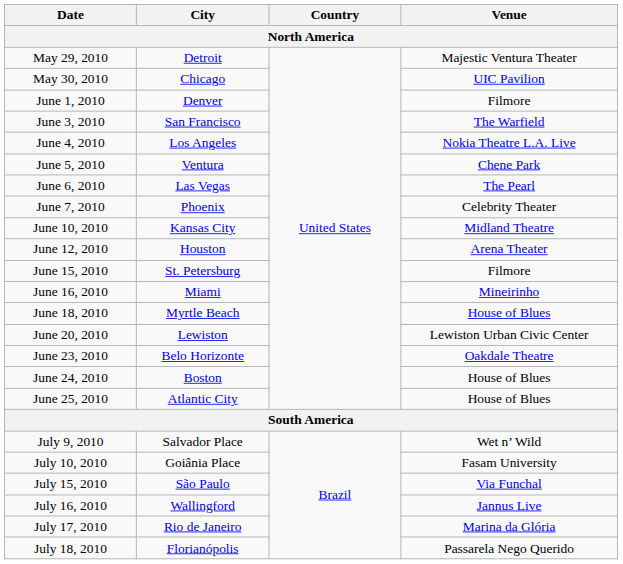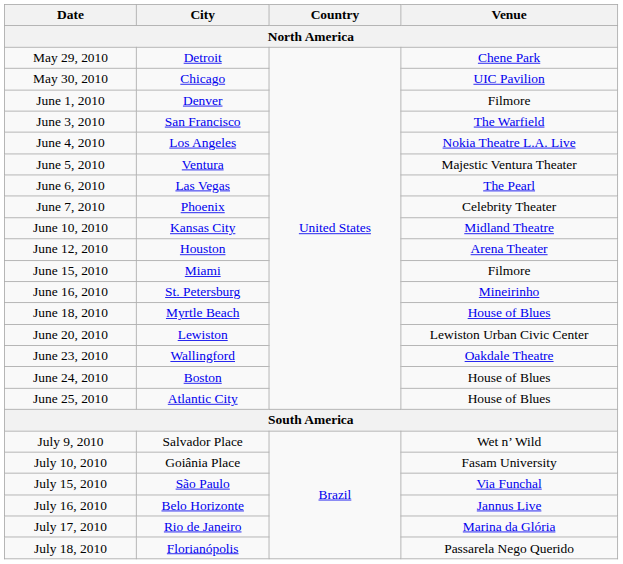(509, 57) Majestic Ventura Theater -> (509, 57) Chene Park
(509, 164) Chene Park -> (509, 164) Majestic Ventura Theater
(203, 270) St. Petersburg -> (203, 270) Miami
(203, 292) Miami -> (203, 292) St. Petersburg
(203, 356) Belo Horizonte -> (203, 356) Wallingford
(203, 505) Wallingford -> (203, 505) Belo Horizonte
